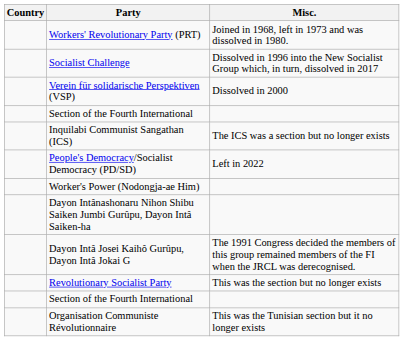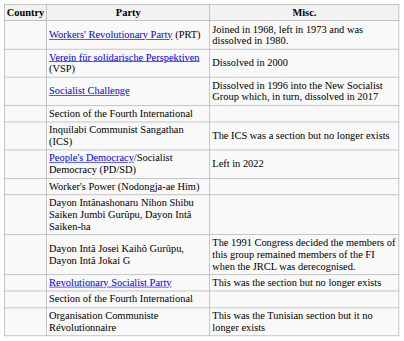rows swapped: (124, 91) <-> (89, 63)
